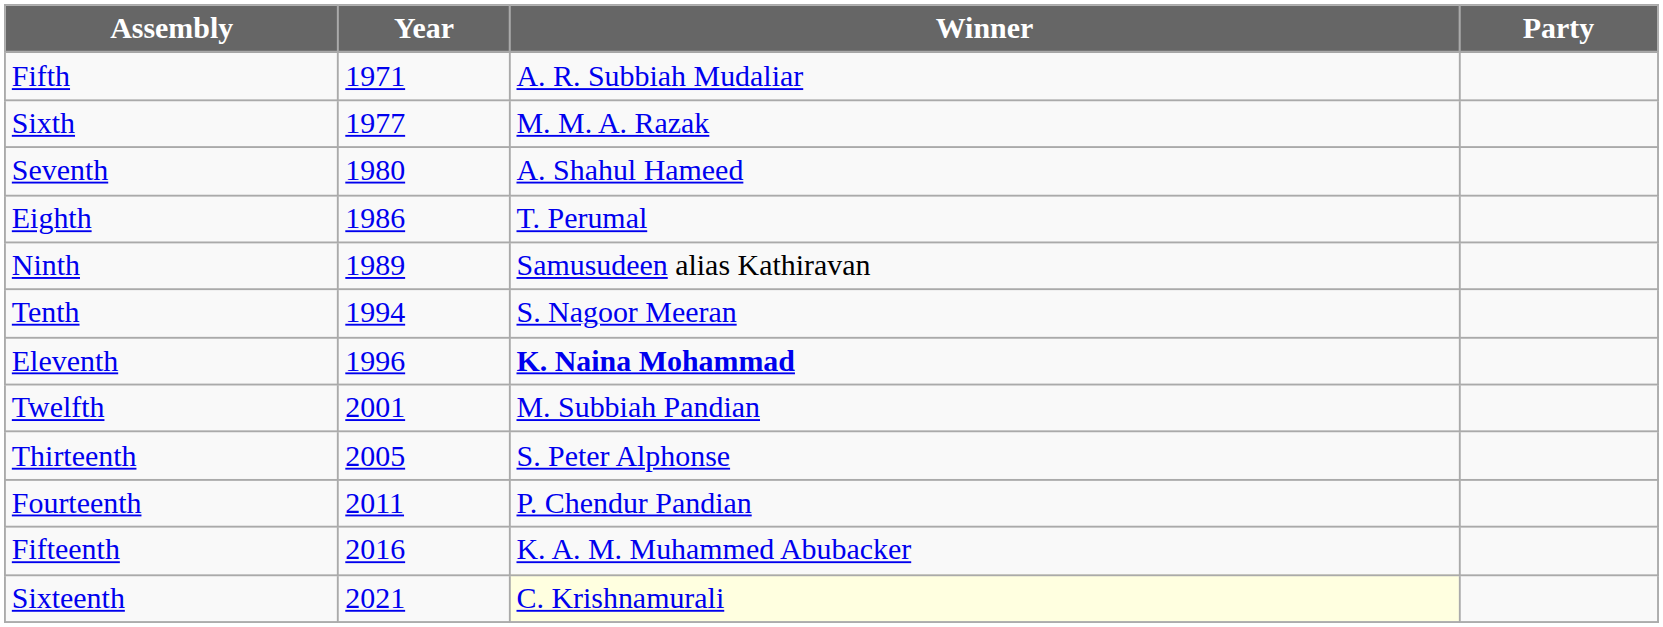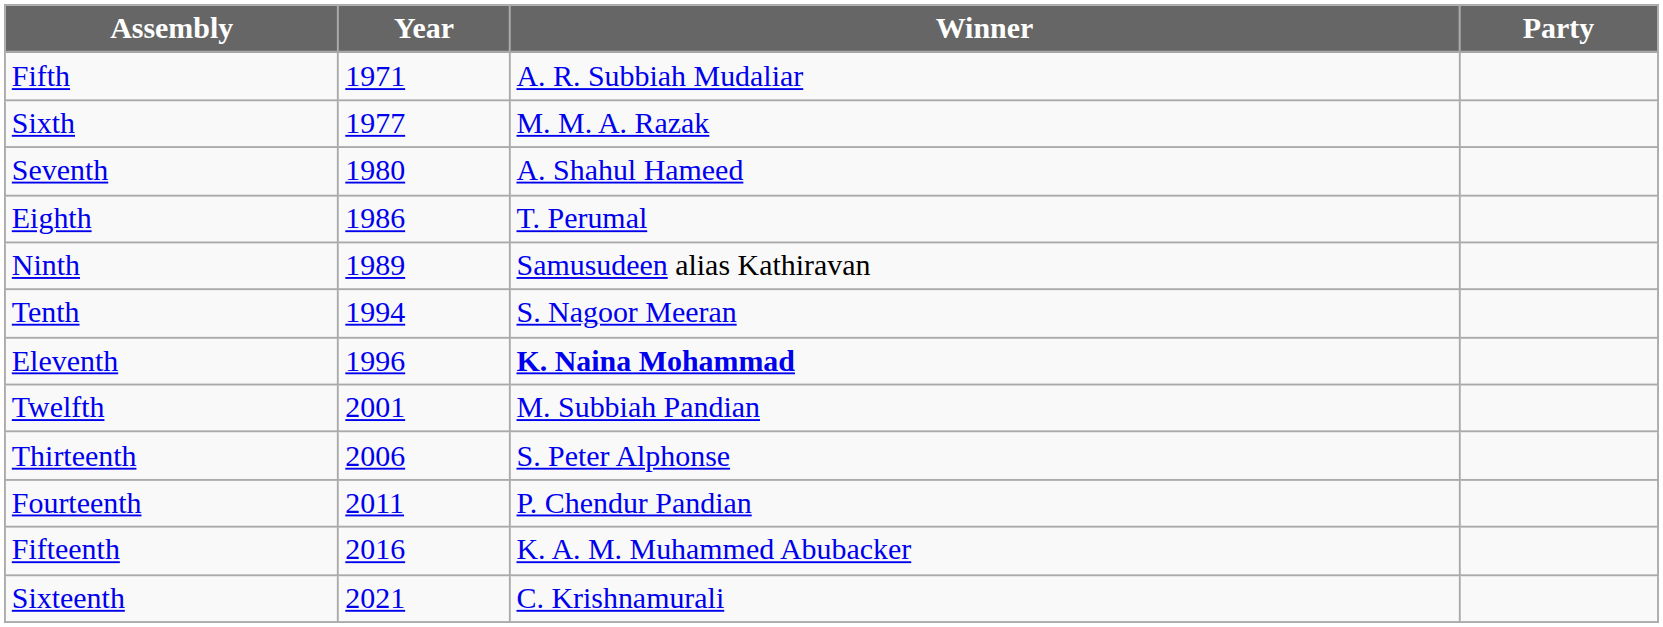(375, 455) 2005 -> (375, 455) 2006
(620, 597) lightyellow background -> (620, 597) no background
